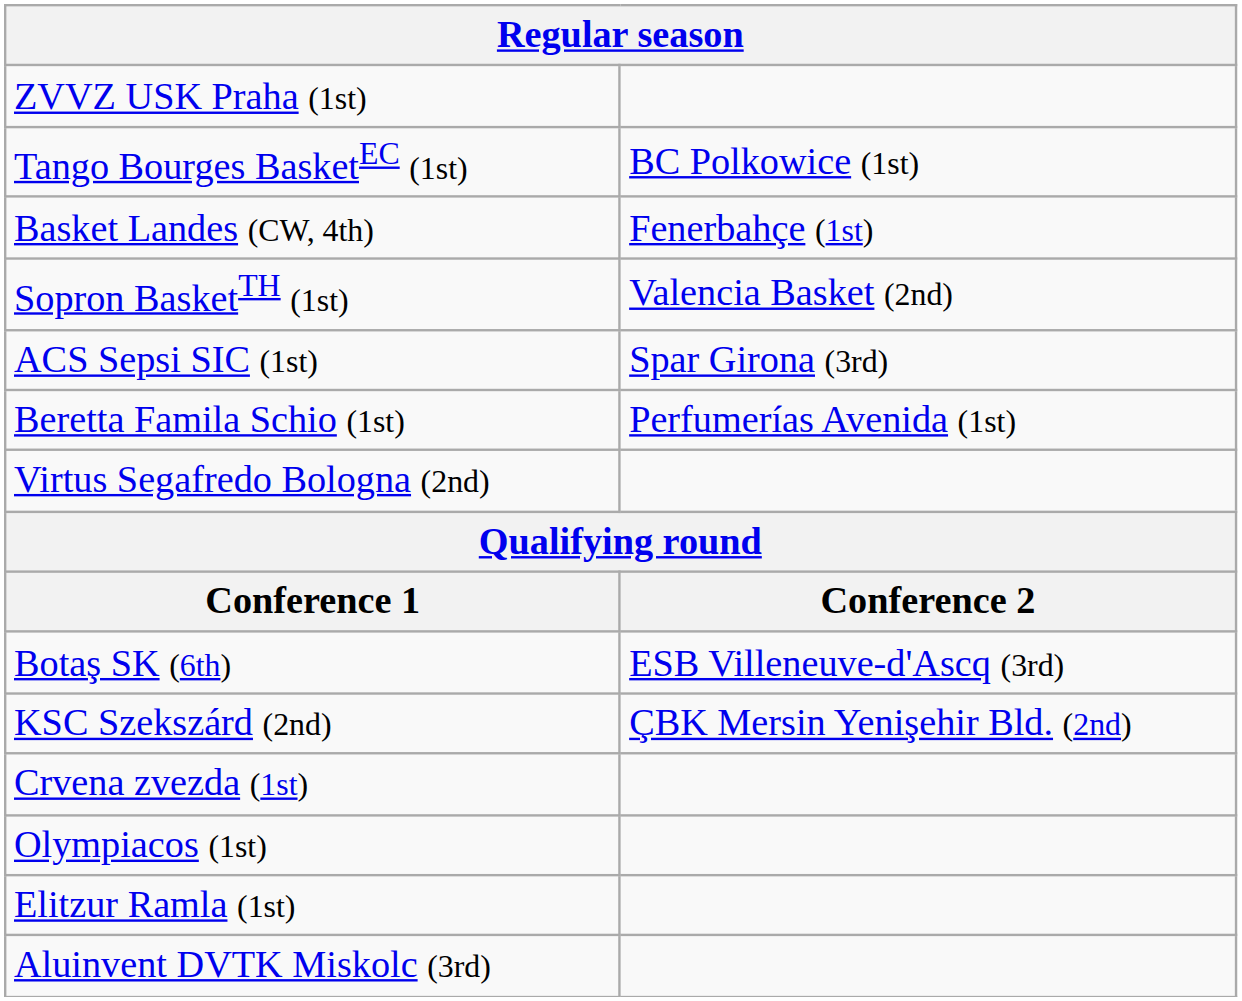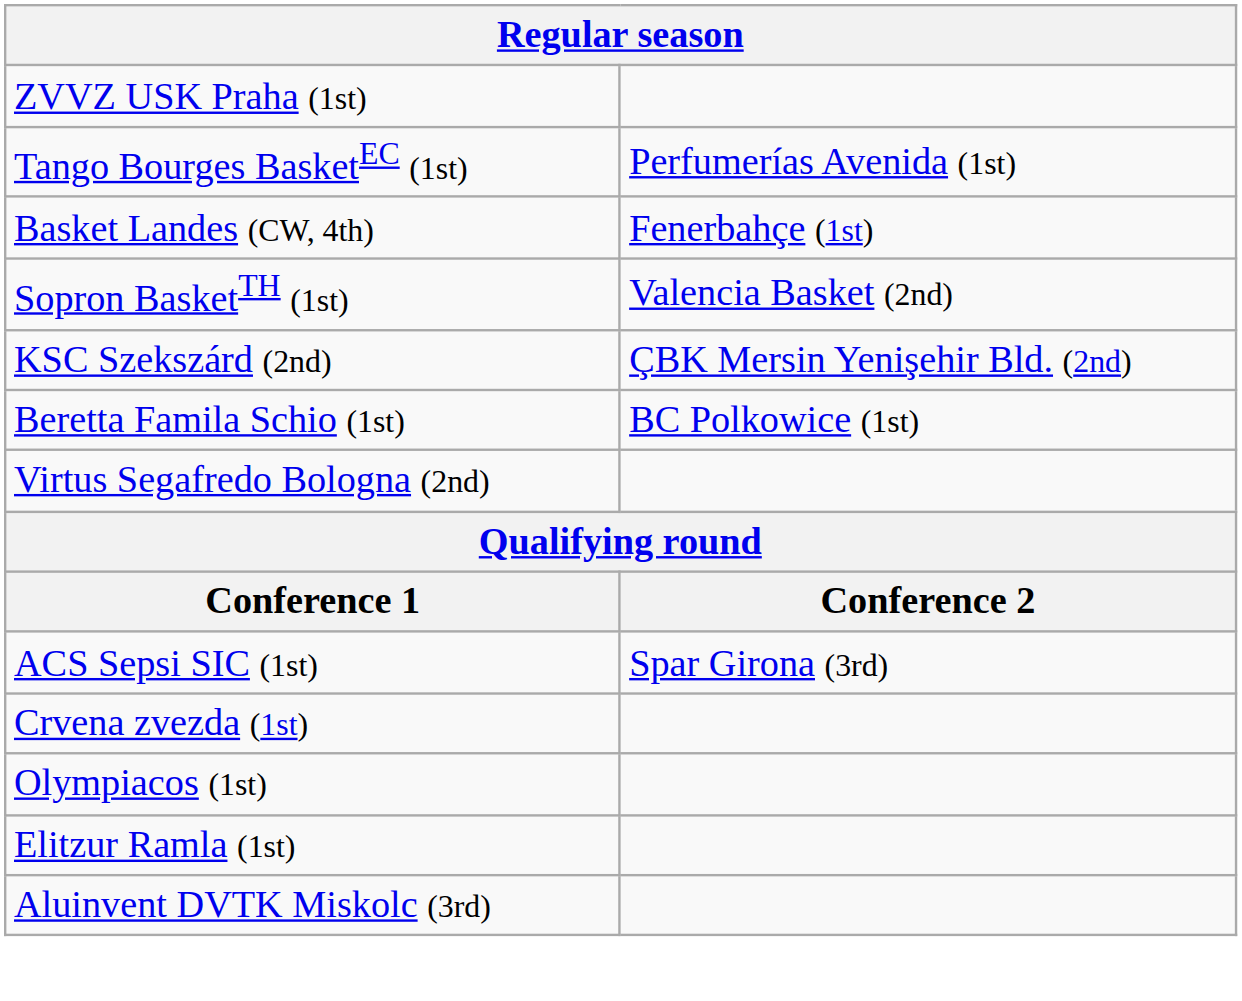(774, 161) BC Polkowice (1st) -> (823, 161) Perfumerías Avenida (1st)
rows swapped: (173, 722) <-> (166, 358)
(823, 419) Perfumerías Avenida (1st) -> (774, 419) BC Polkowice (1st)
- row: (123, 661)
